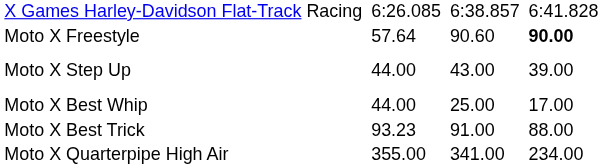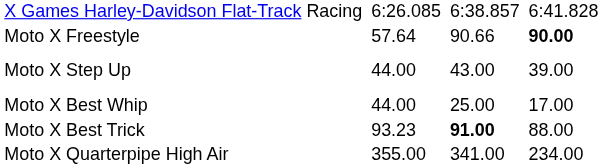(472, 36) 90.60 -> (472, 36) 90.66
(472, 130) normal -> (472, 130) bold
